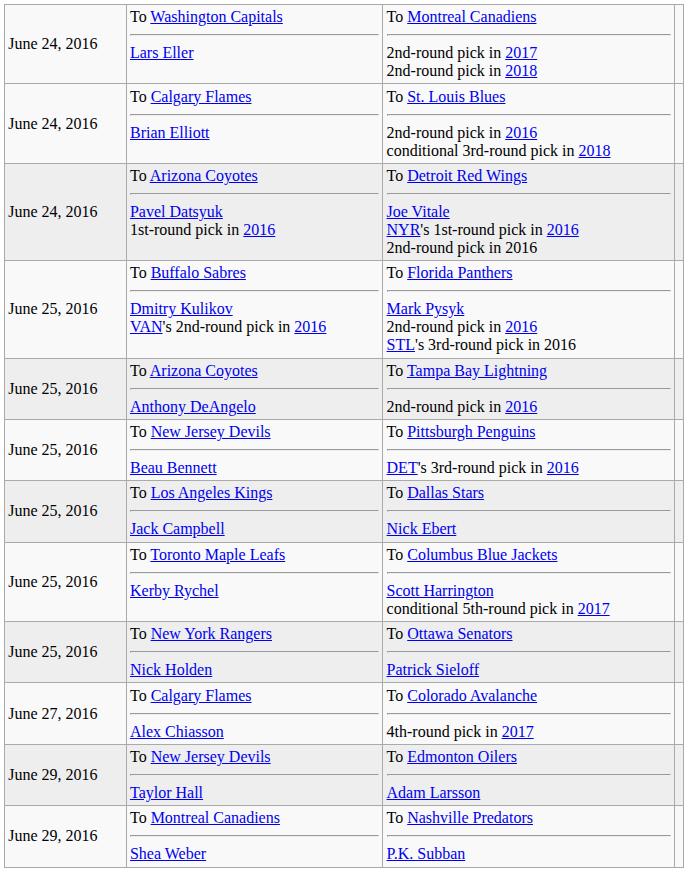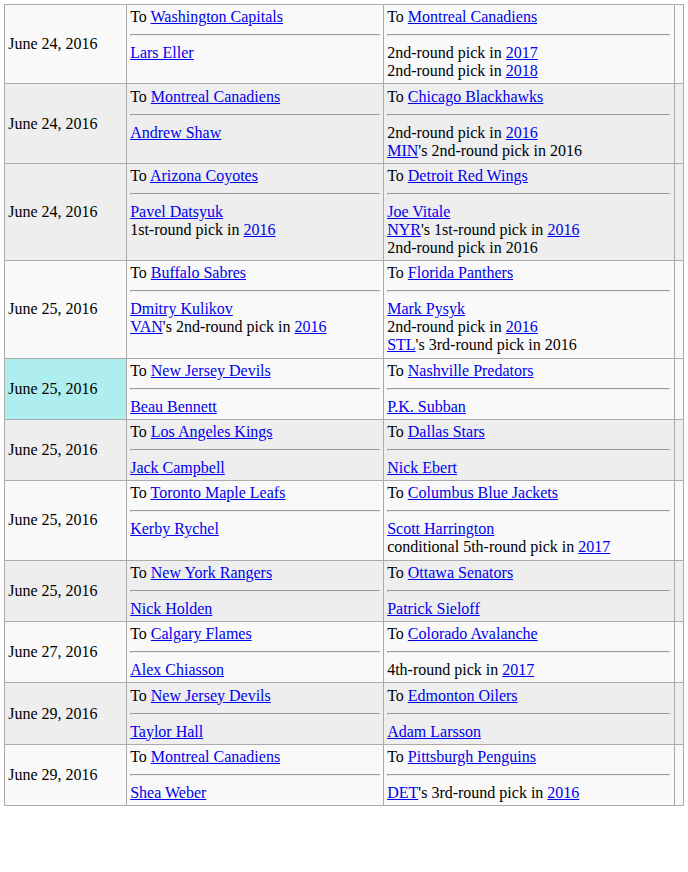+ row: (255, 114)
- row: (255, 114)
- row: (255, 388)
(53, 450) no background -> (53, 388) paleturquoise background
(529, 450) To Pittsburgh Penguins DET's 3rd-round pick in 2016 -> (529, 388) To Nashville Predators P.K. Subban
(529, 836) To Nashville Predators P.K. Subban -> (529, 774) To Pittsburgh Penguins DET's 3rd-round pick in 2016
